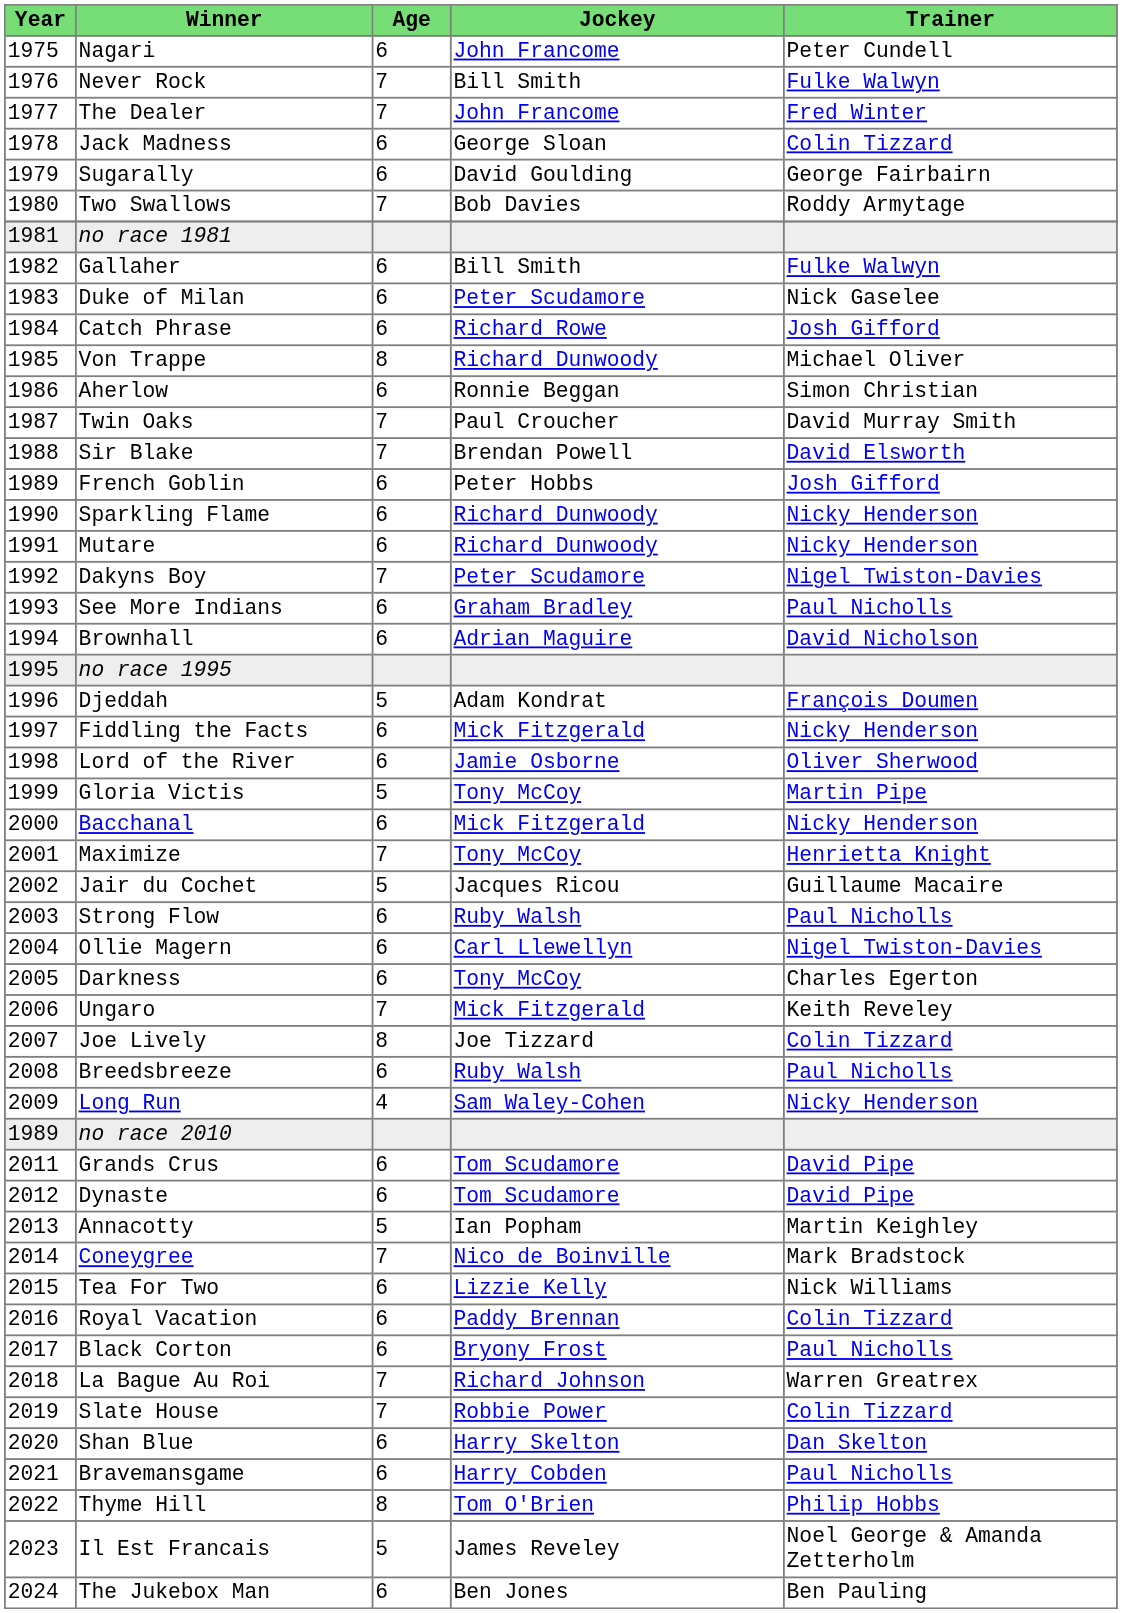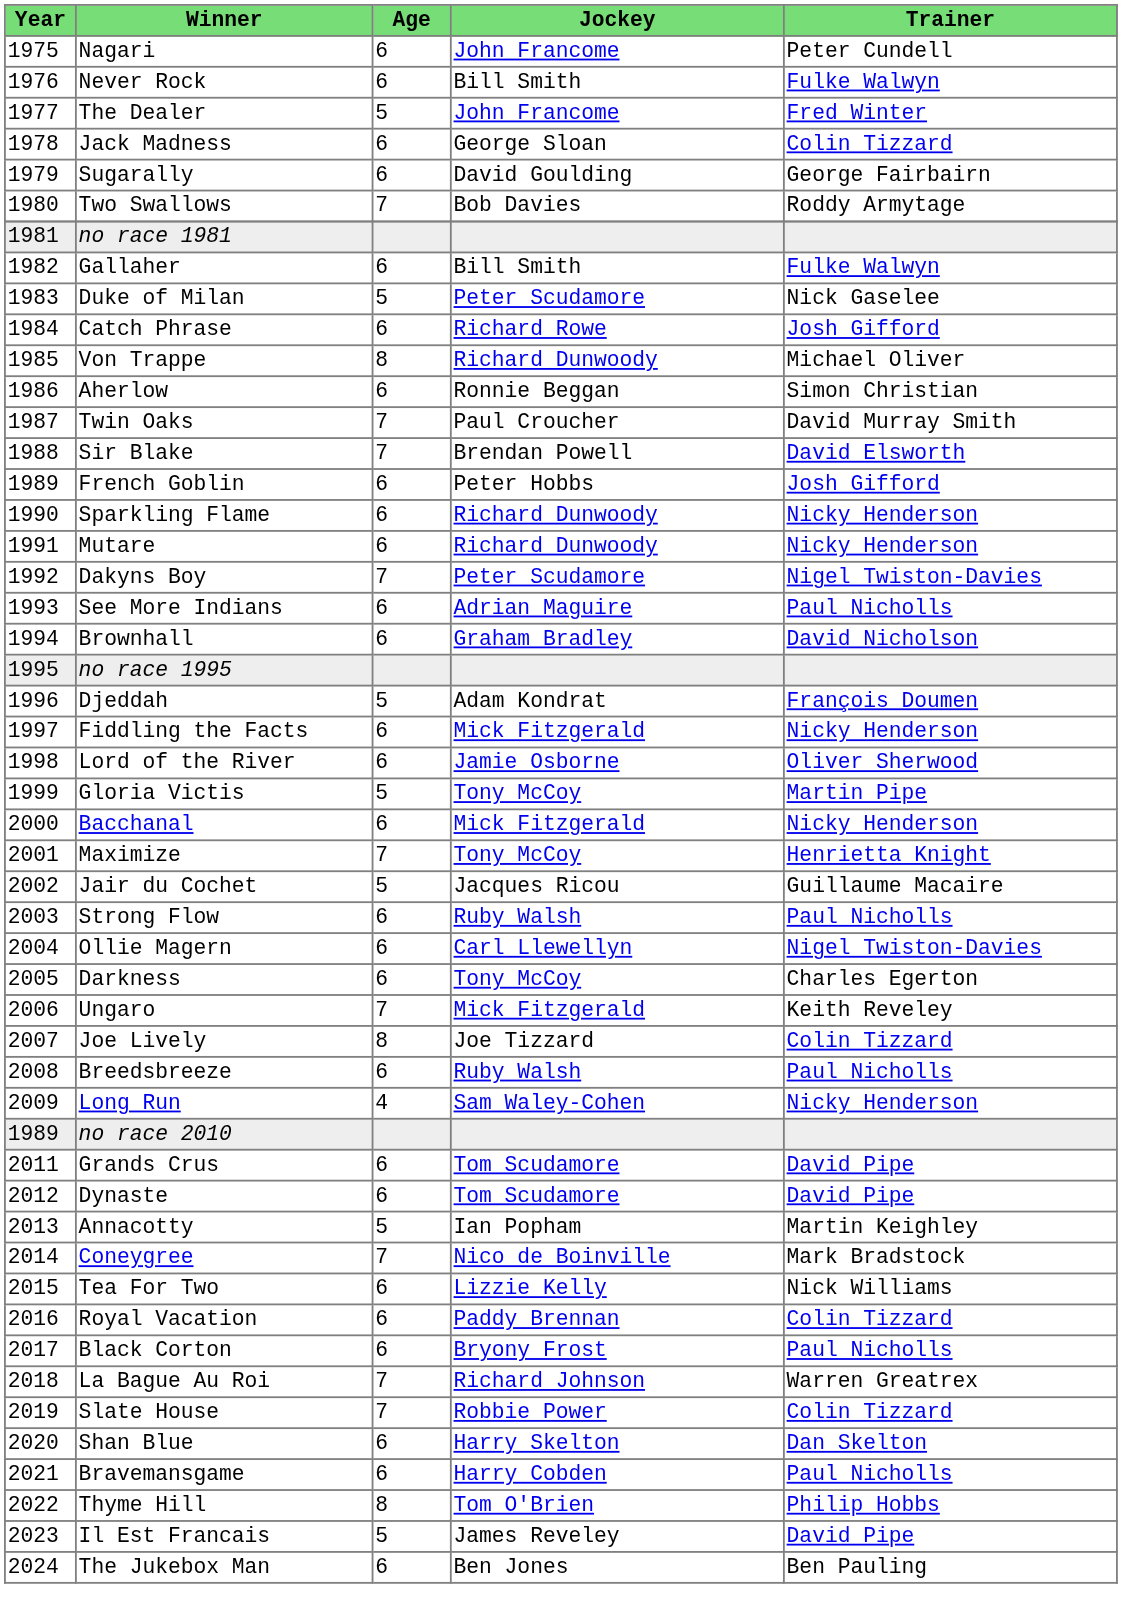(382, 82) 7 -> (382, 82) 6
(382, 113) 7 -> (382, 113) 5
(382, 299) 6 -> (382, 299) 5
(543, 608) Graham Bradley -> (543, 608) Adrian Maguire
(543, 639) Adrian Maguire -> (543, 639) Graham Bradley
(914, 1549) Noel George & Amanda Zetterholm -> (850, 1536) David Pipe
